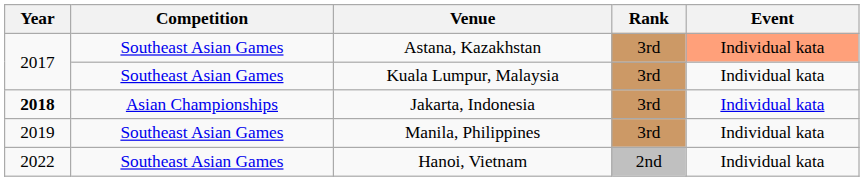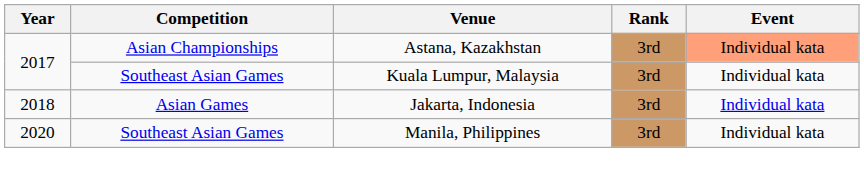(202, 47) Southeast Asian Games -> (202, 47) Asian Championships
(37, 104) bold -> (37, 104) normal
(202, 104) Asian Championships -> (202, 104) Asian Games
(37, 133) 2019 -> (37, 133) 2020
- row: (473, 161)
